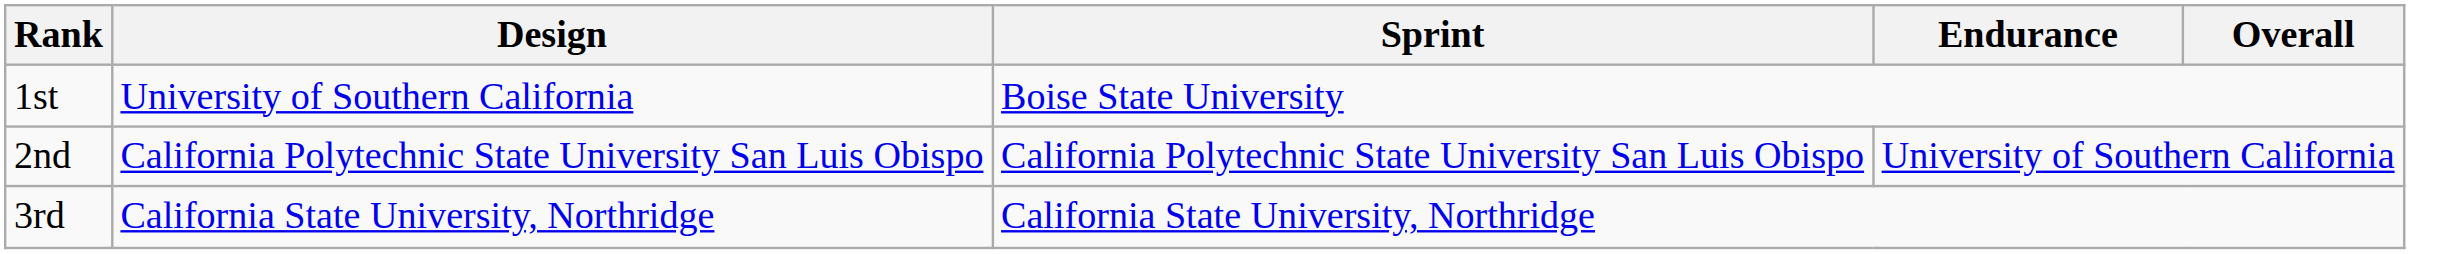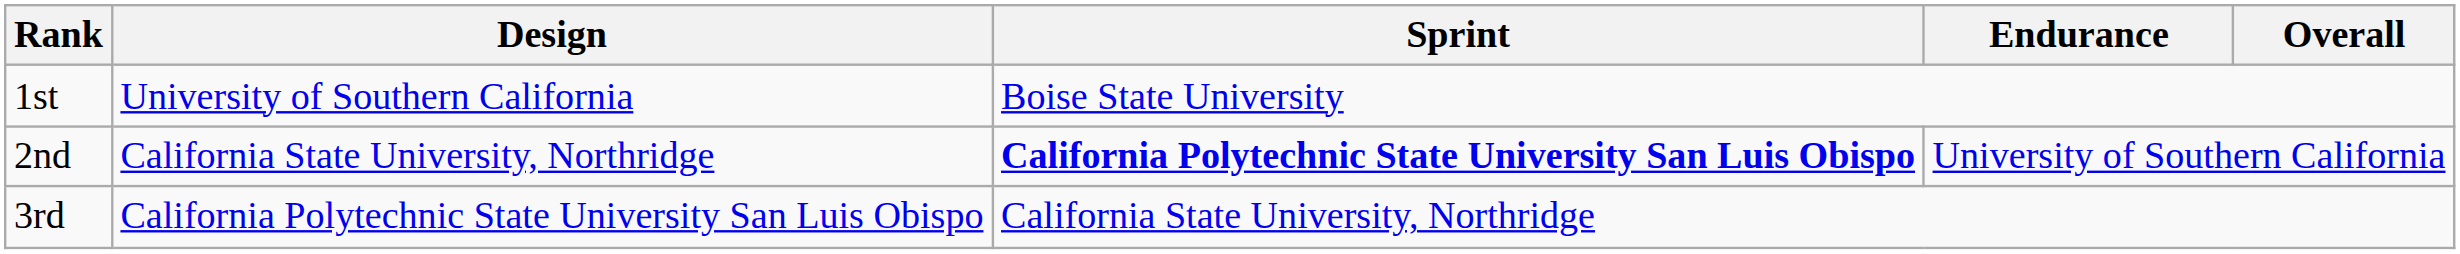(552, 155) California Polytechnic State University San Luis Obispo -> (417, 155) California State University, Northridge
(1433, 155) normal -> (1458, 155) bold
(417, 215) California State University, Northridge -> (552, 215) California Polytechnic State University San Luis Obispo
